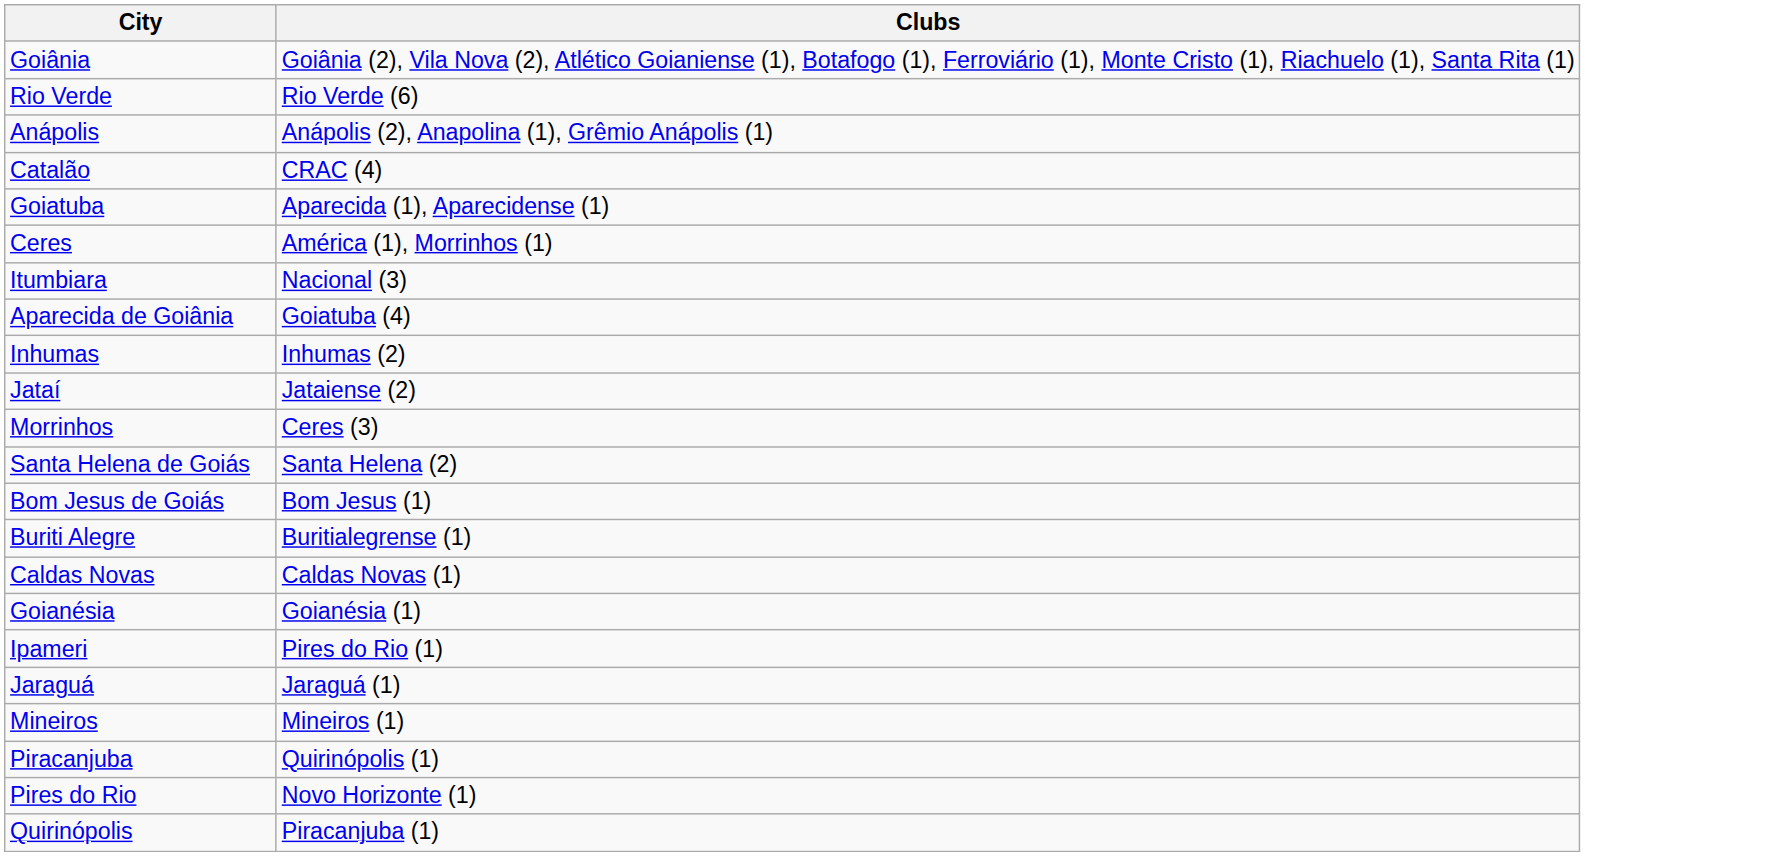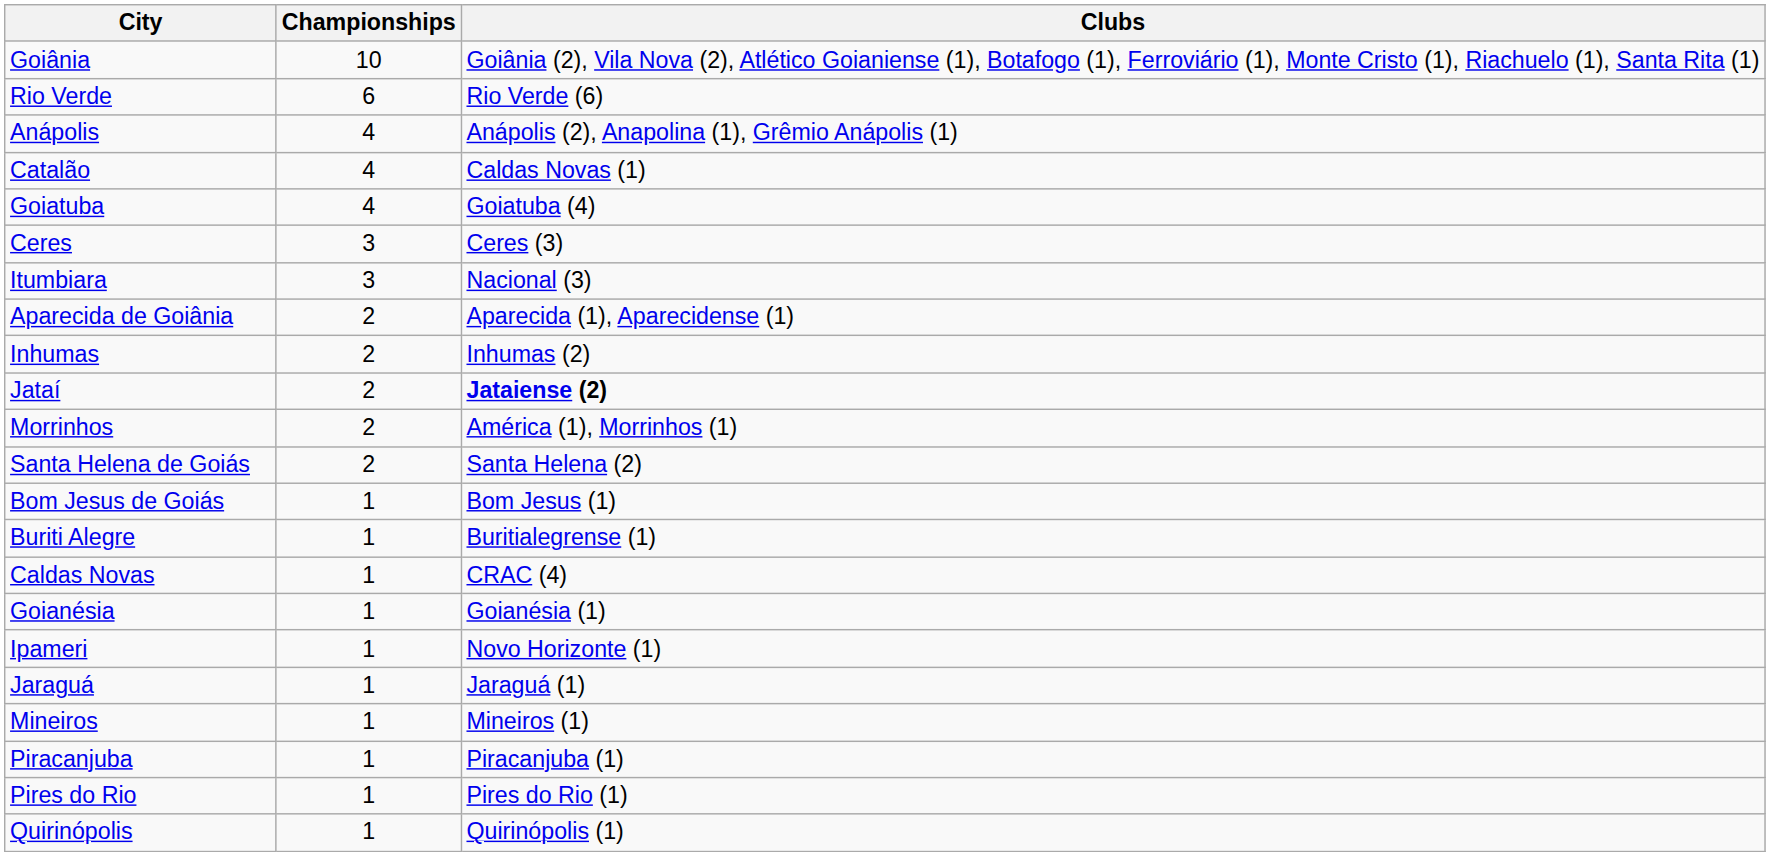+ column: (369, 22)
(332, 170) CRAC (4) -> (556, 170) Caldas Novas (1)
(446, 206) Aparecida (1), Aparecidense (1) -> (531, 206) Goiatuba (4)
(417, 243) América (1), Morrinhos (1) -> (515, 243) Ceres (3)
(346, 317) Goiatuba (4) -> (630, 317) Aparecida (1), Aparecidense (1)
(349, 390) normal -> (537, 390) bold
(330, 427) Ceres (3) -> (602, 427) América (1), Morrinhos (1)
(371, 574) Caldas Novas (1) -> (517, 574) CRAC (4)
(362, 648) Pires do Rio (1) -> (564, 648) Novo Horizonte (1)
(360, 758) Quirinópolis (1) -> (545, 758) Piracanjuba (1)
(379, 795) Novo Horizonte (1) -> (547, 795) Pires do Rio (1)
(360, 832) Piracanjuba (1) -> (545, 832) Quirinópolis (1)
